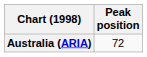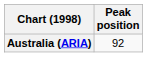(118, 43) 72 -> (118, 43) 92
